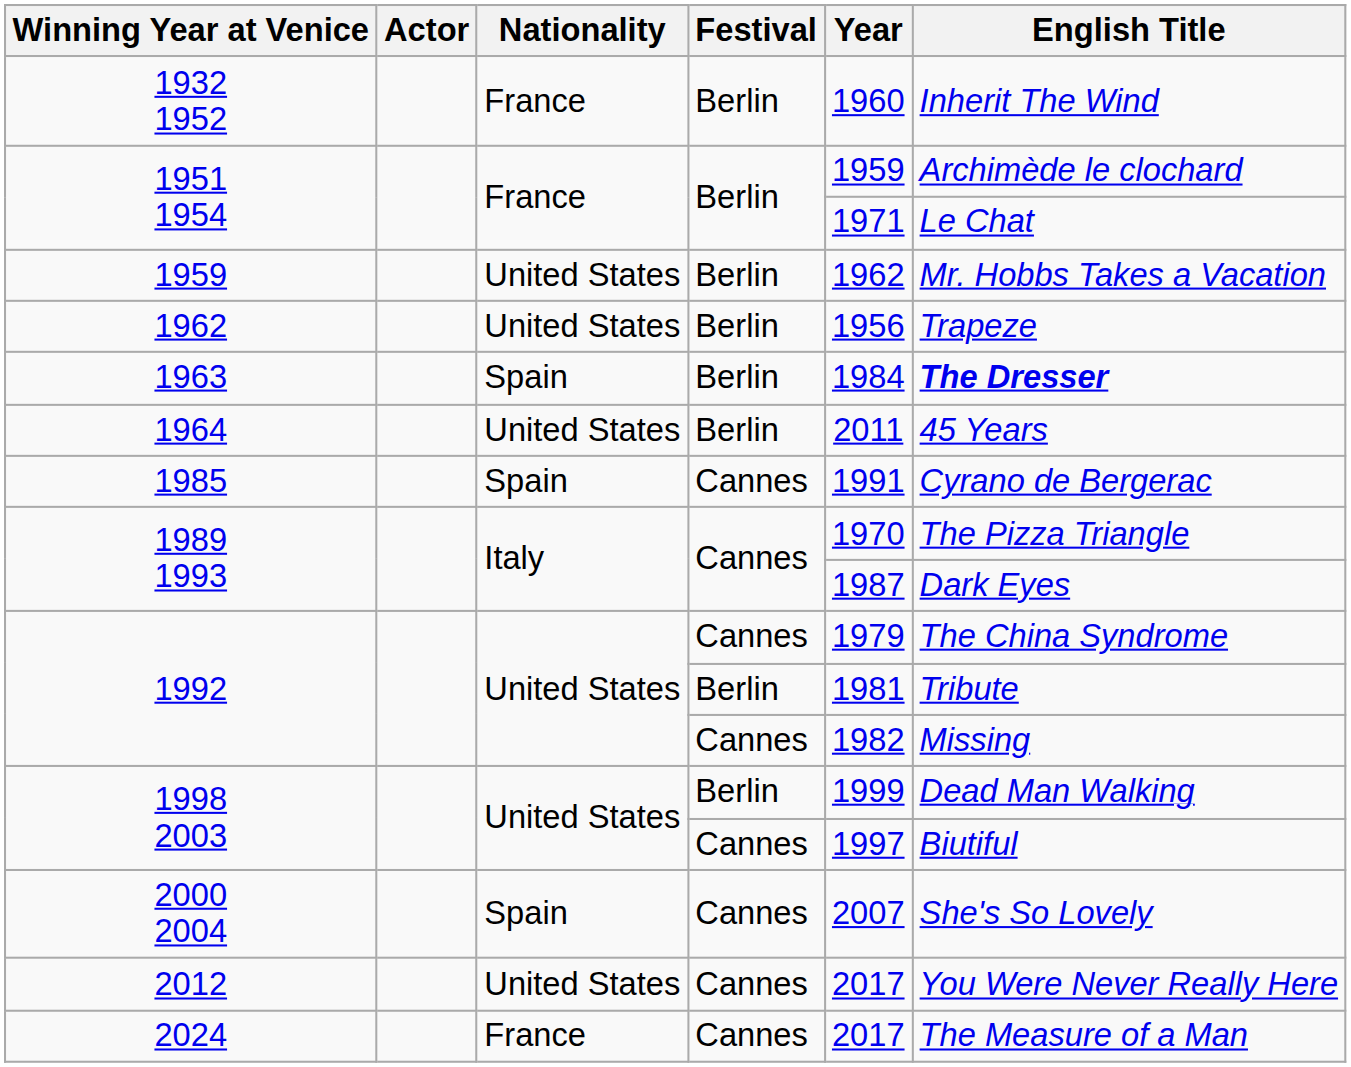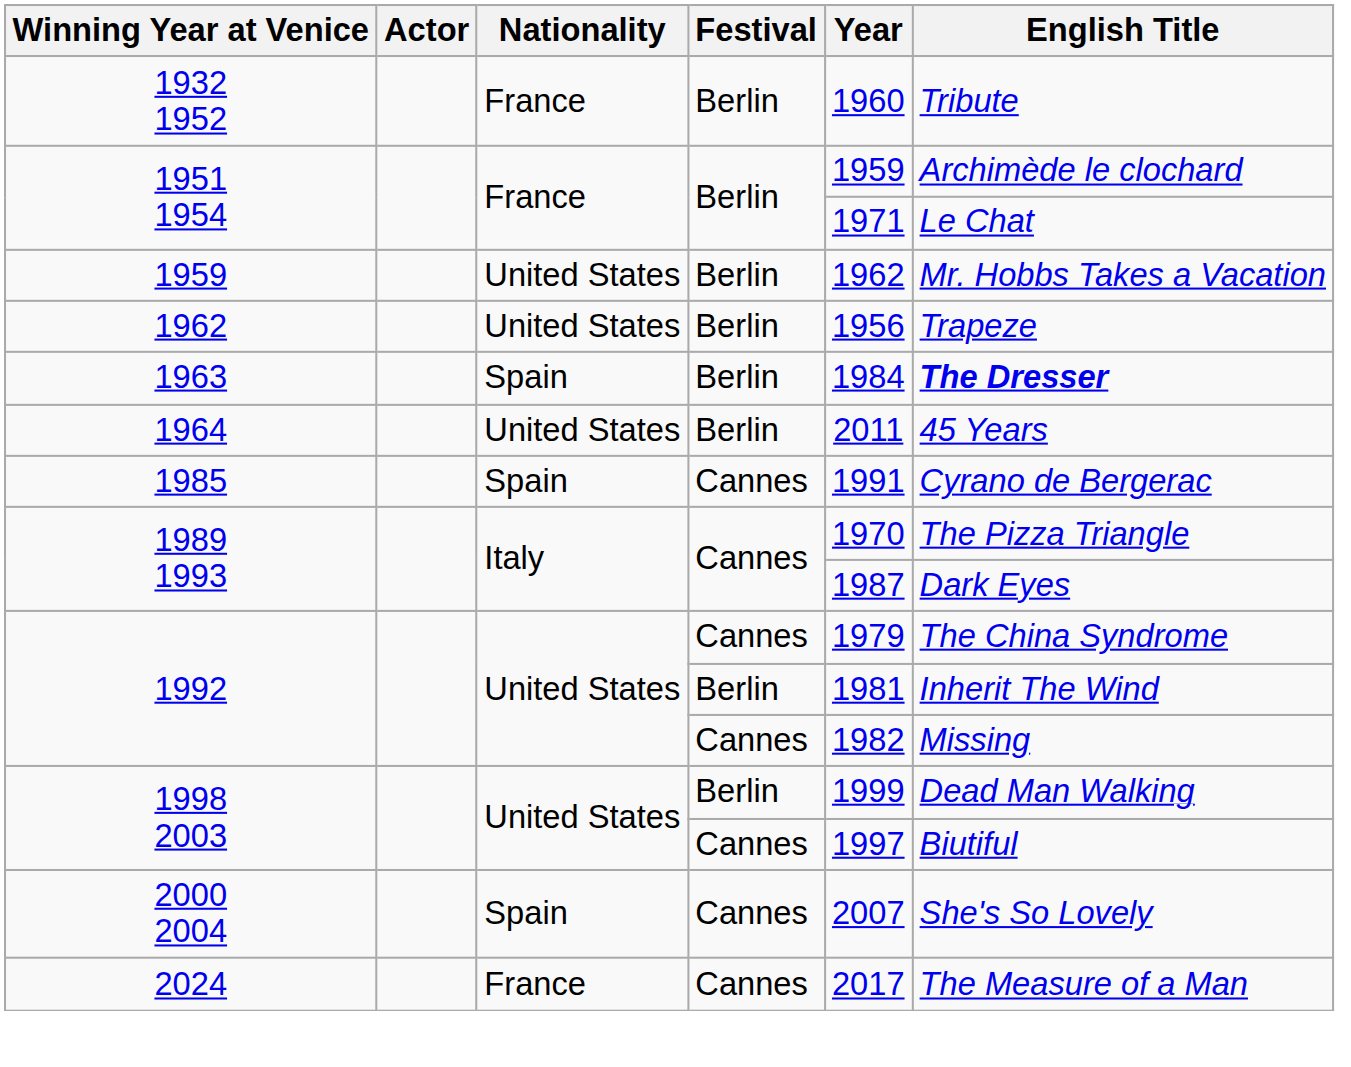(1039, 100) Inherit The Wind -> (969, 100) Tribute
(969, 688) Tribute -> (1039, 688) Inherit The Wind
- row: (191, 983)
